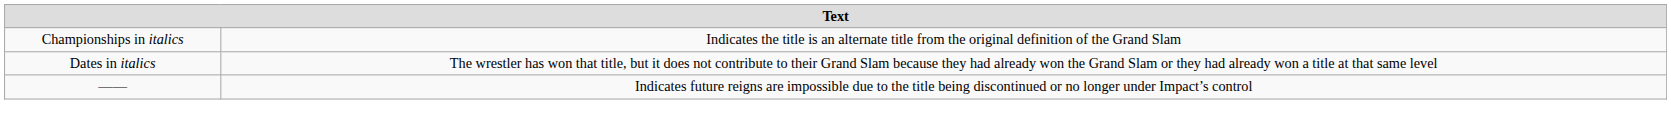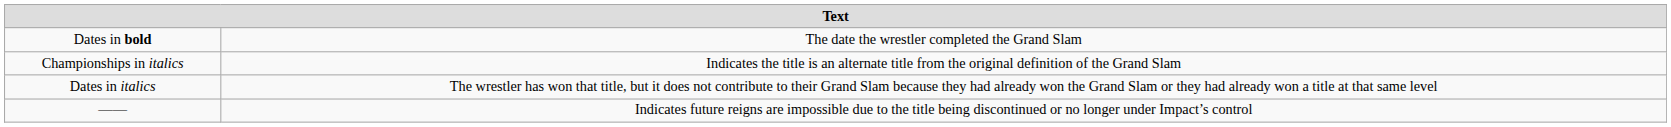+ row: (113, 39)
